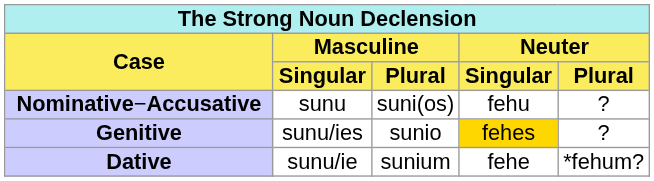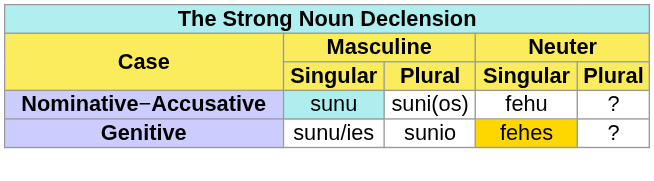(322, 104) no background -> (334, 104) paleturquoise background
- row: (139, 161)
